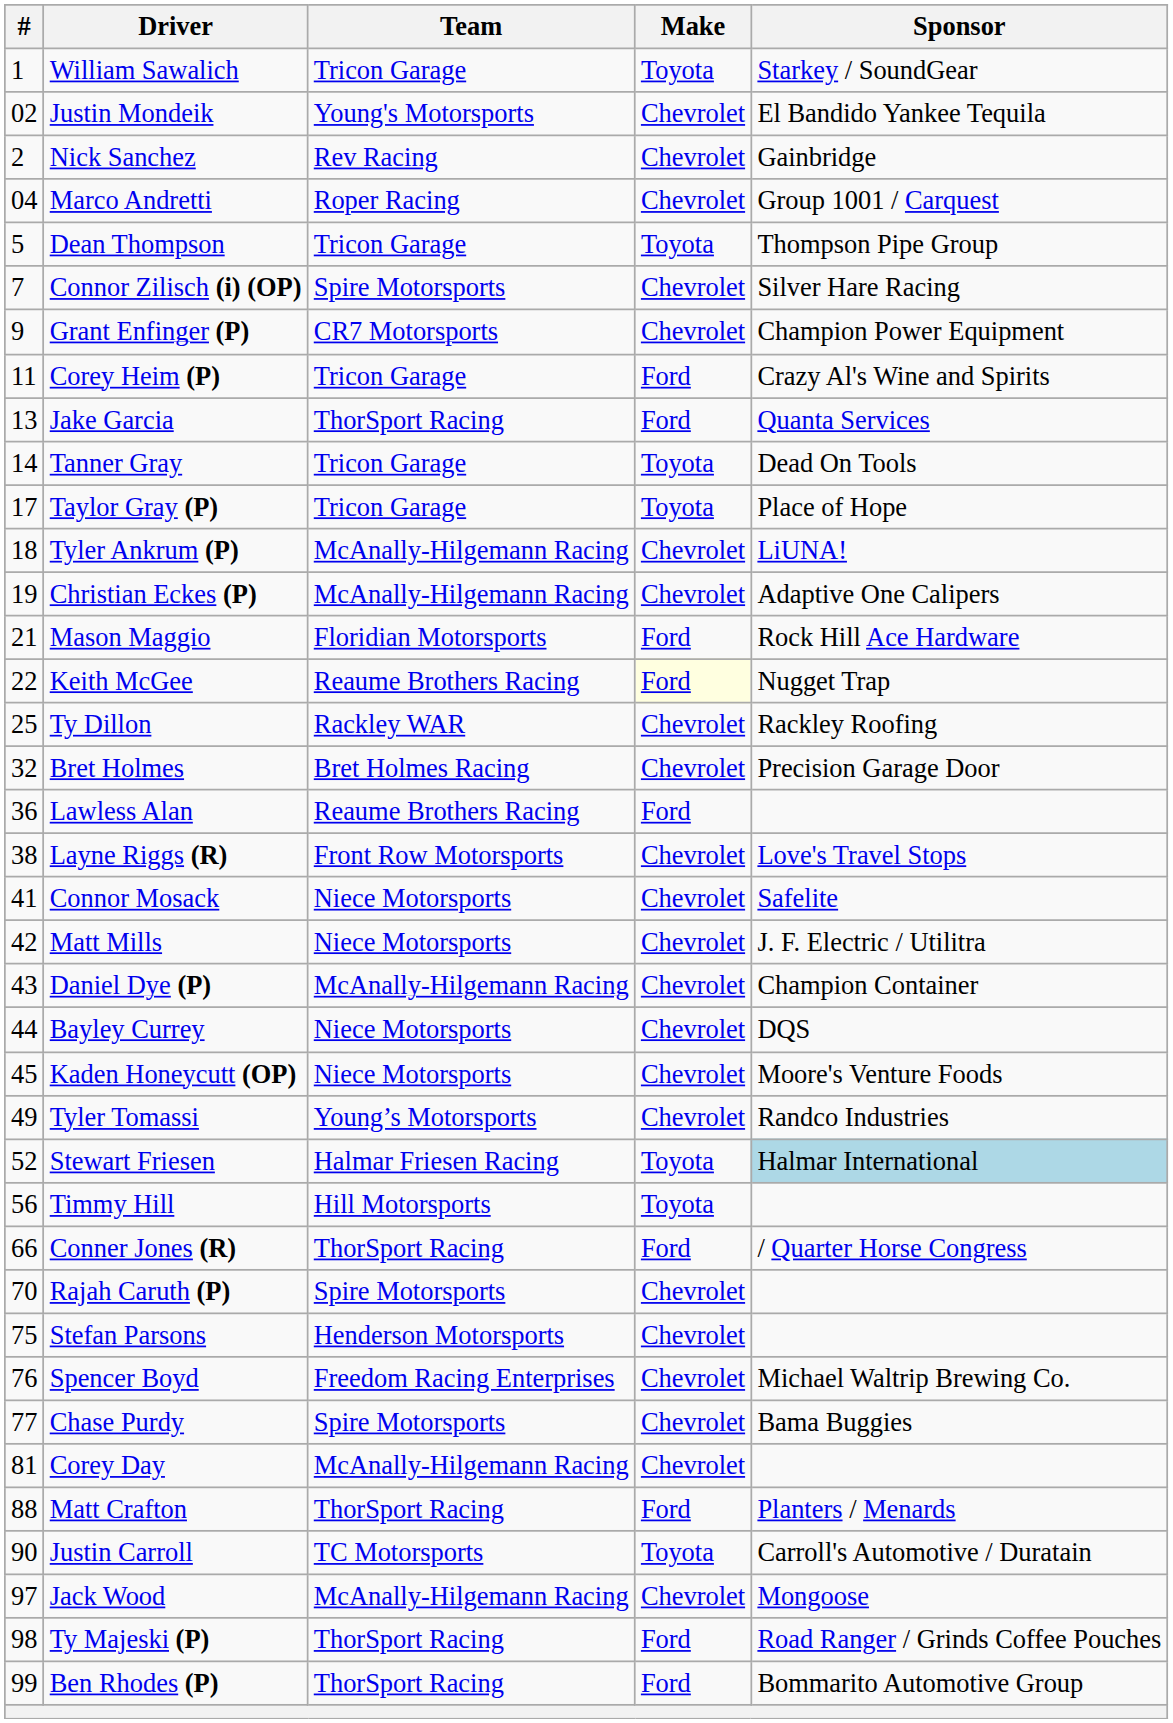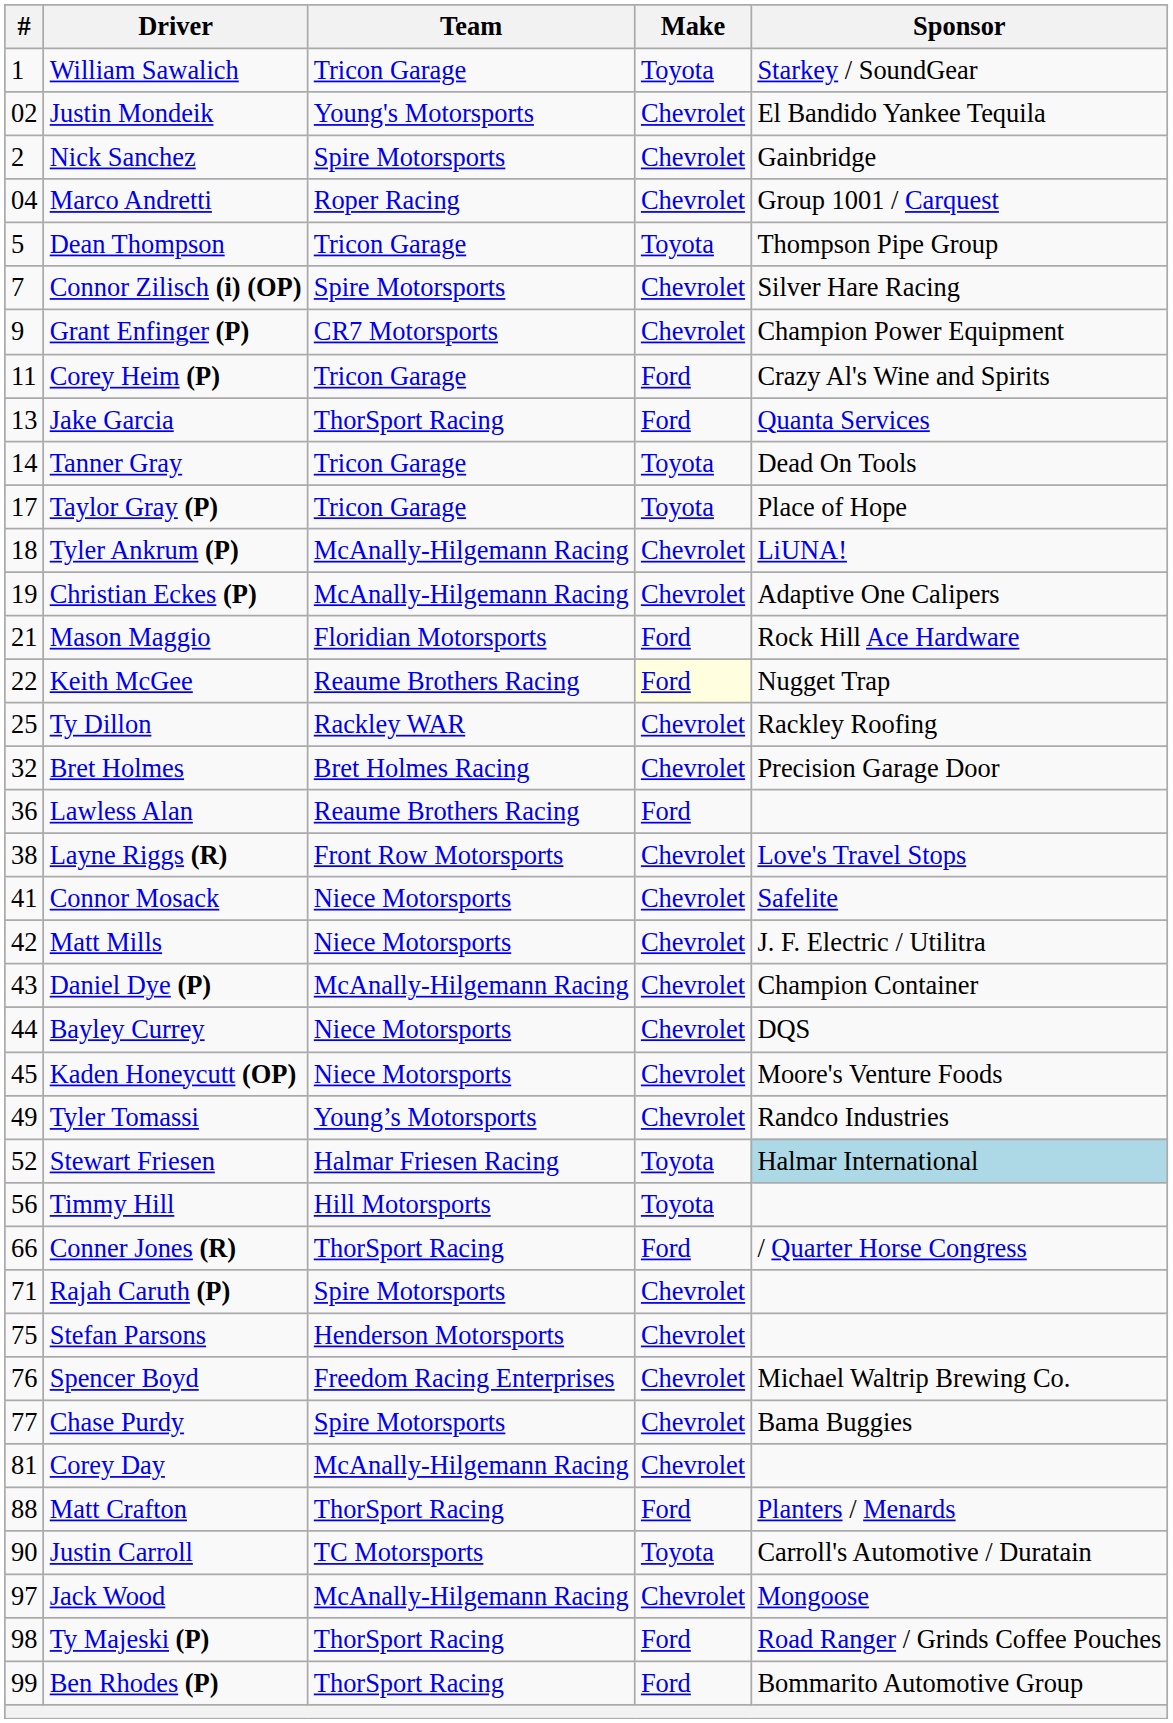(376, 157) Rev Racing -> (410, 157) Spire Motorsports
(24, 1291) 70 -> (24, 1291) 71
